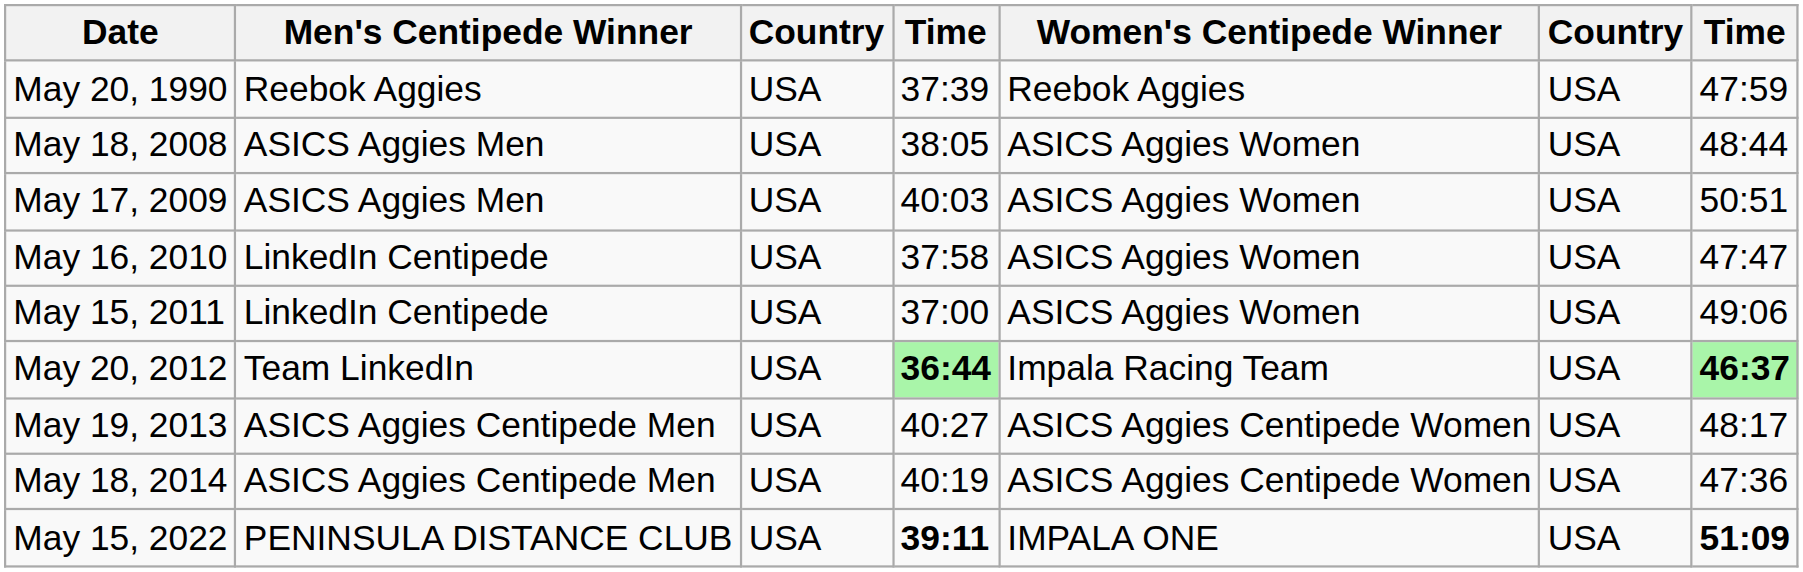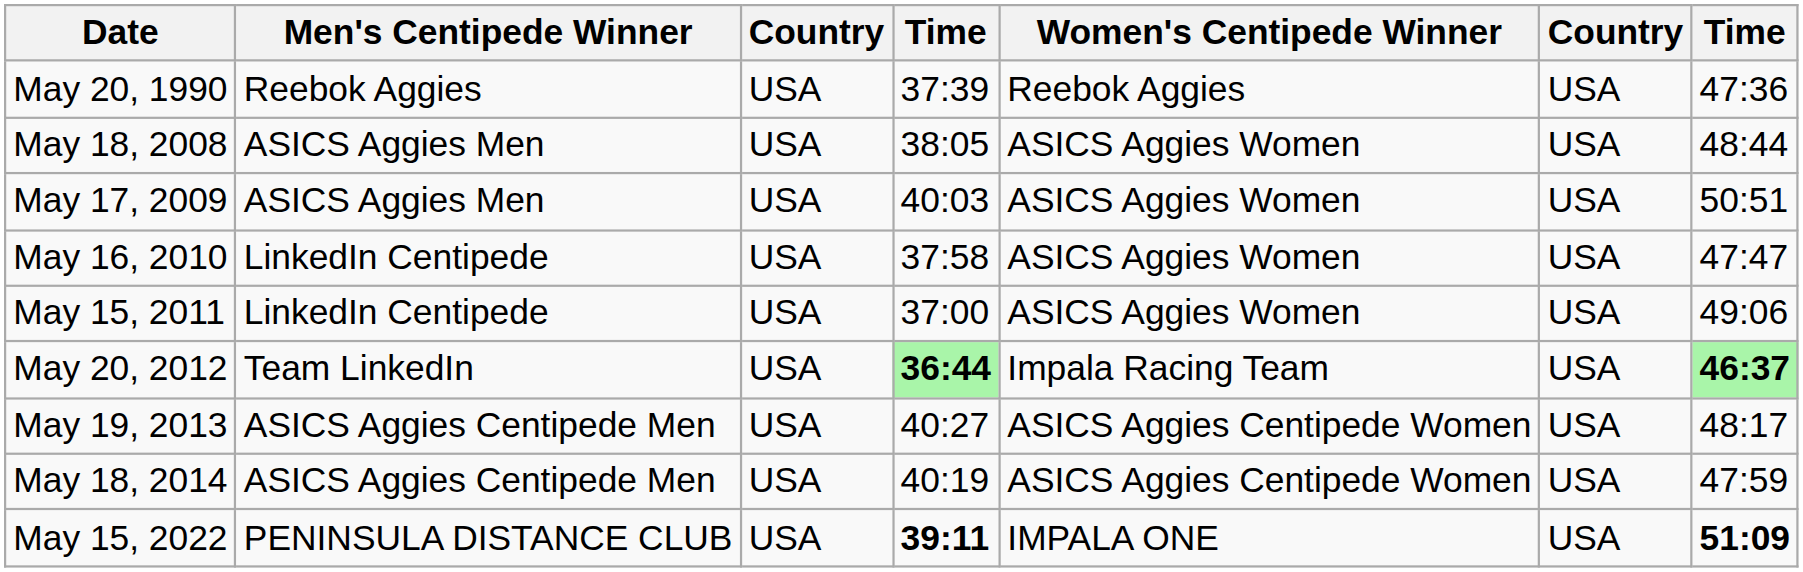(1744, 88) 47:59 -> (1744, 88) 47:36
(1744, 481) 47:36 -> (1744, 481) 47:59
